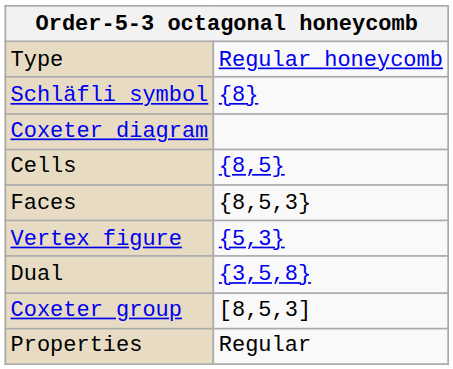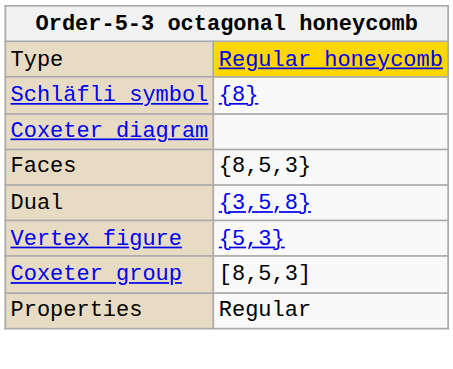(331, 60) no background -> (331, 60) gold background
- row: (44, 167)
rows swapped: (96, 239) <-> (37, 274)
